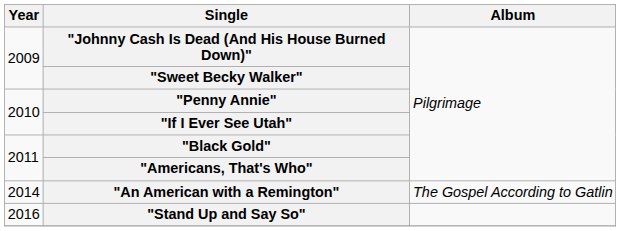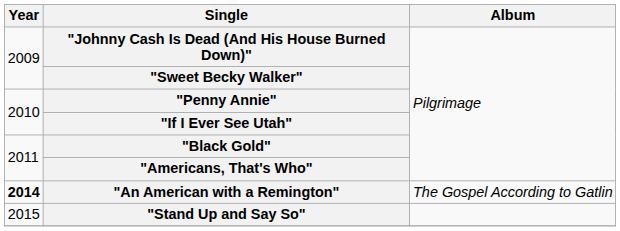(24, 191) normal -> (24, 191) bold
(24, 214) 2016 -> (24, 214) 2015
